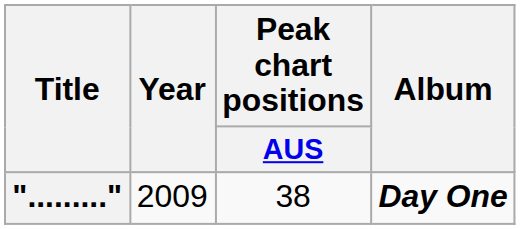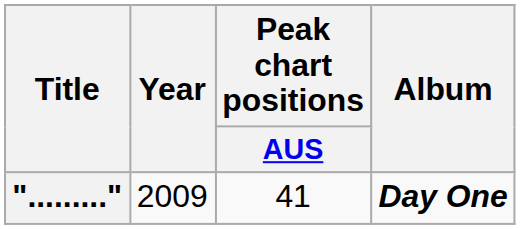(293, 197) 38 -> (293, 197) 41
